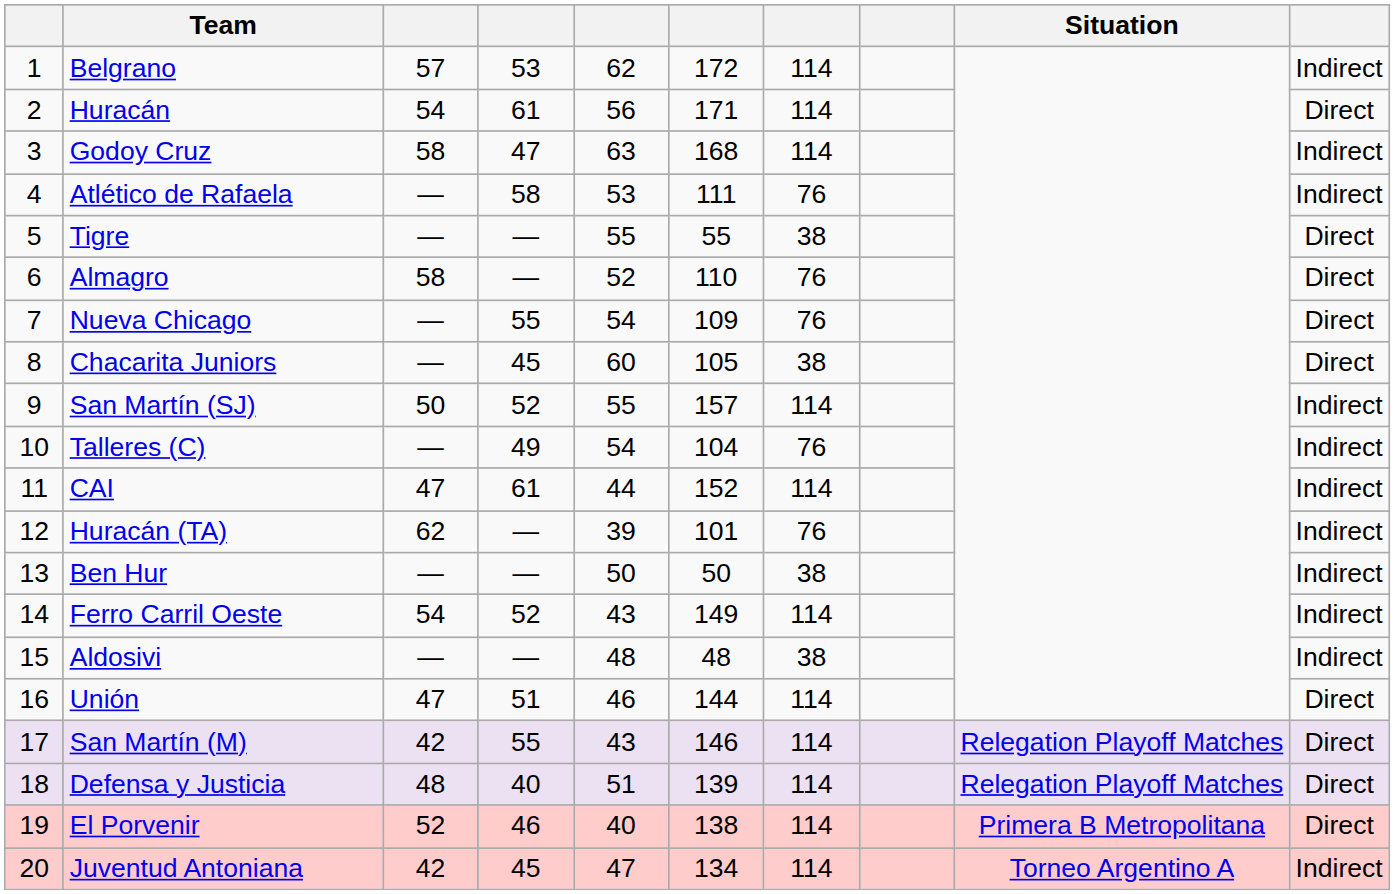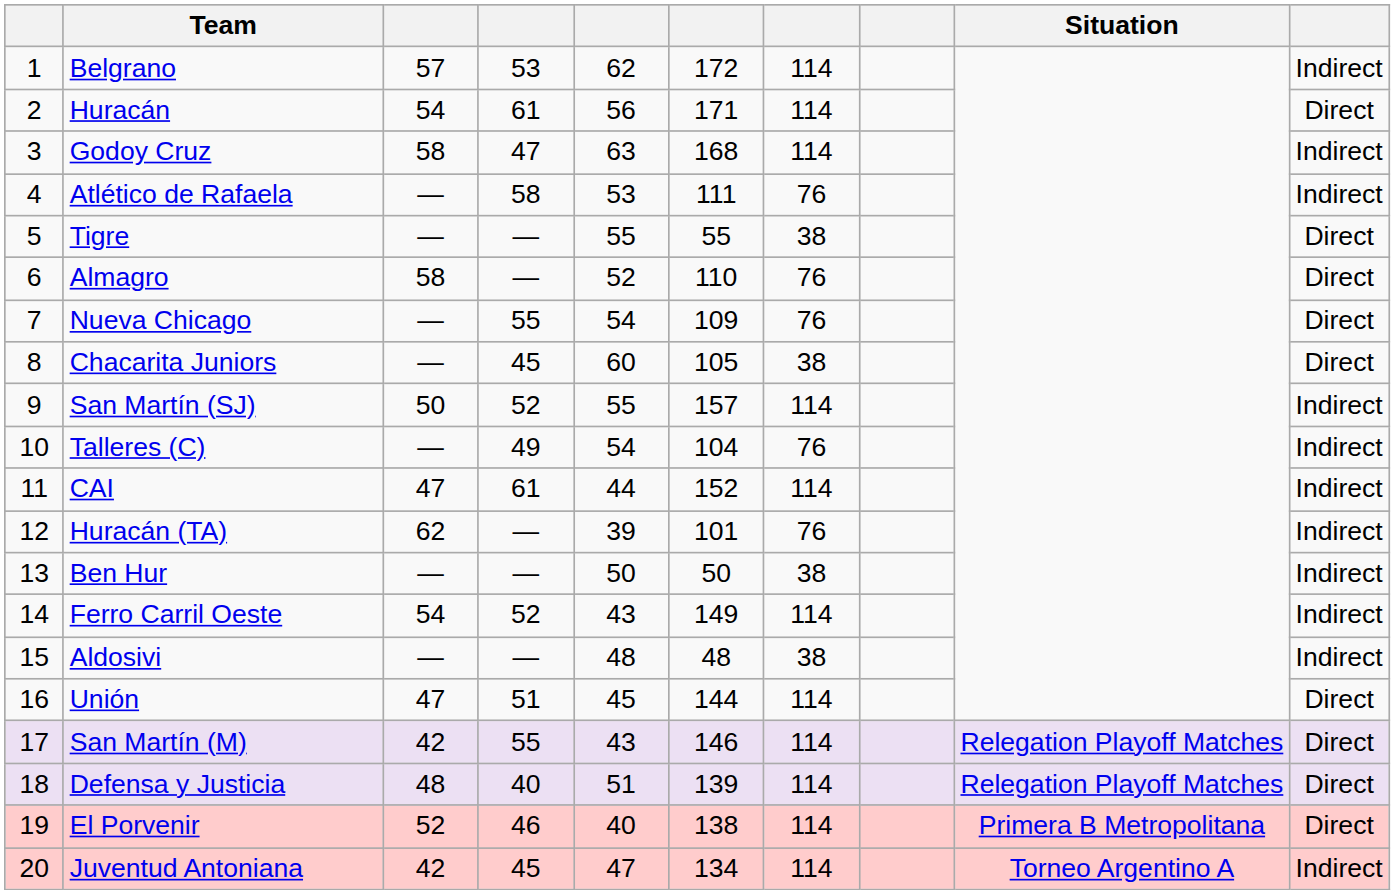(621, 699) 46 -> (621, 699) 45
